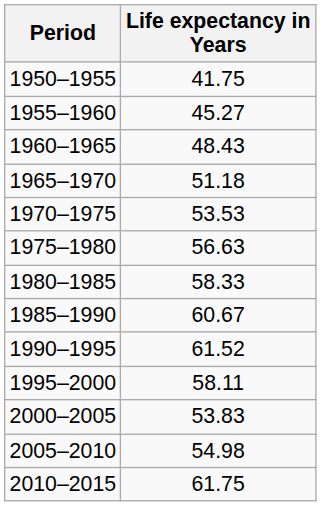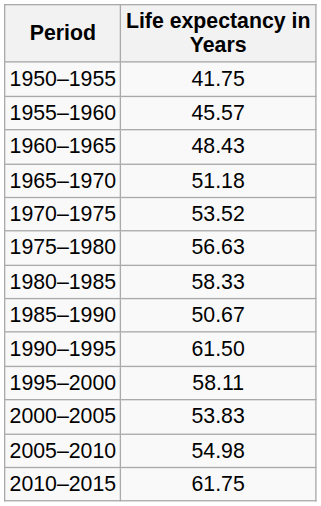(218, 112) 45.27 -> (218, 112) 45.57
(218, 214) 53.53 -> (218, 214) 53.52
(218, 315) 60.67 -> (218, 315) 50.67
(218, 349) 61.52 -> (218, 349) 61.50
